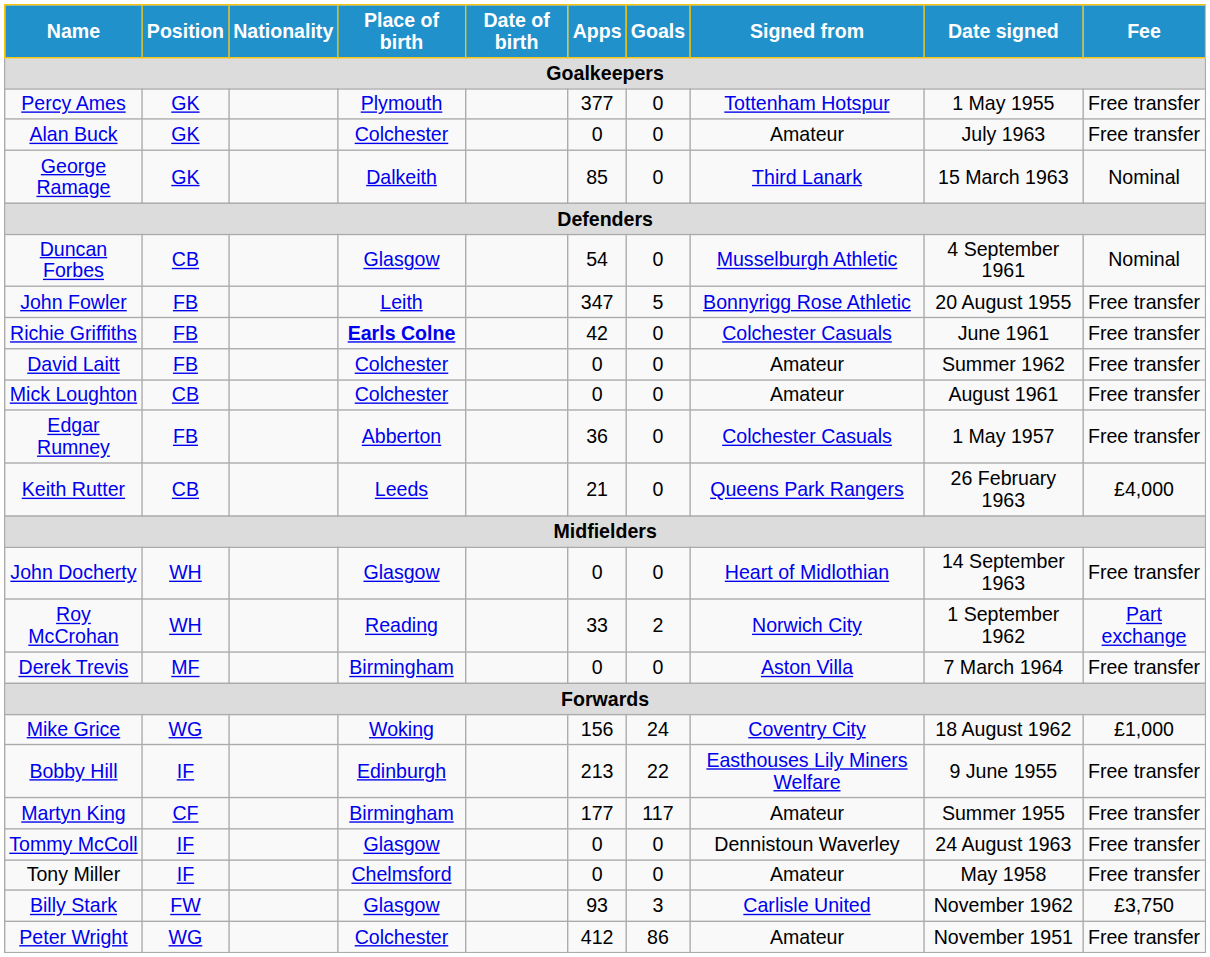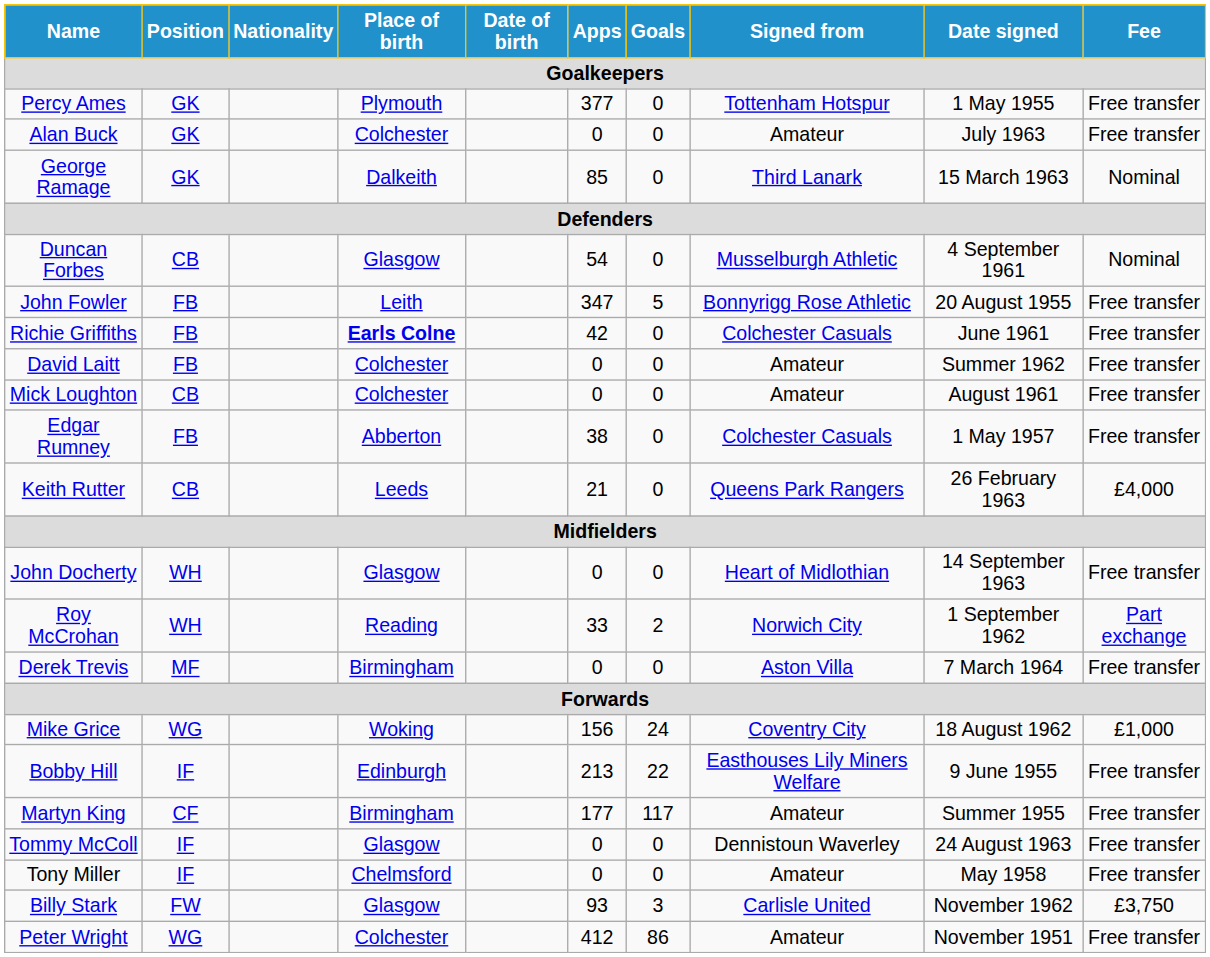(597, 437) 36 -> (597, 437) 38
